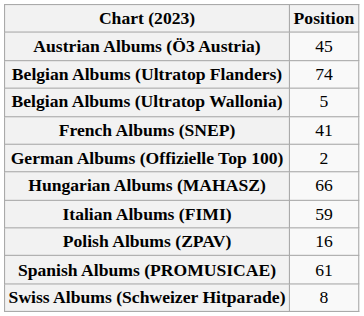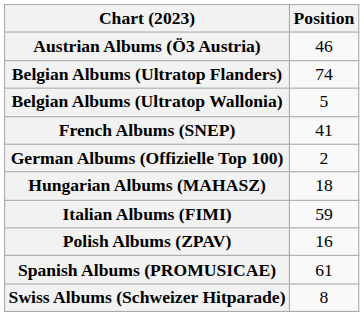(324, 46) 45 -> (324, 46) 46
(324, 185) 66 -> (324, 185) 18
